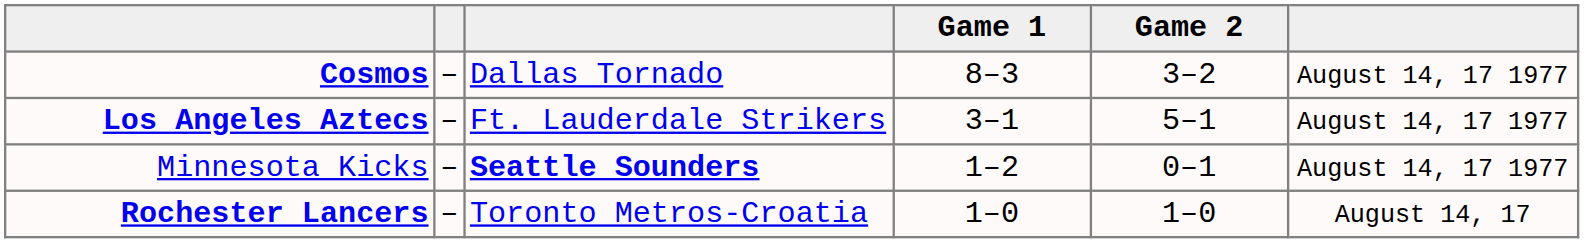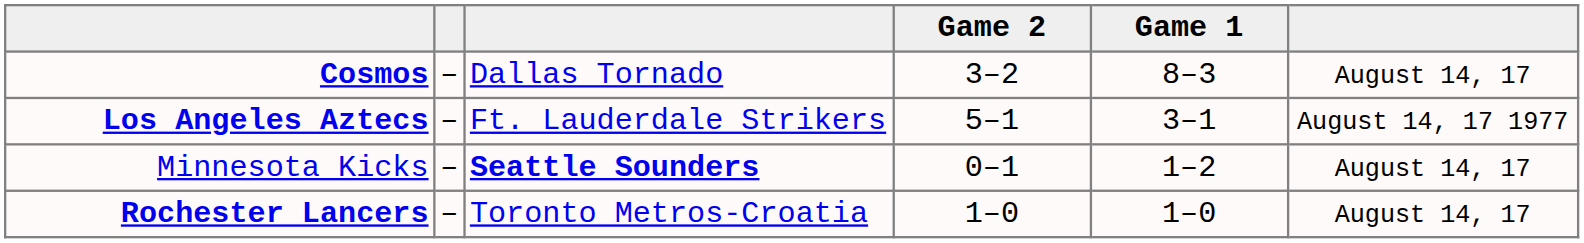columns swapped: (992, 28) <-> (1189, 28)
(1433, 76) August 14, 17 1977 -> (1433, 76) August 14, 17
(1433, 169) August 14, 17 1977 -> (1433, 169) August 14, 17
